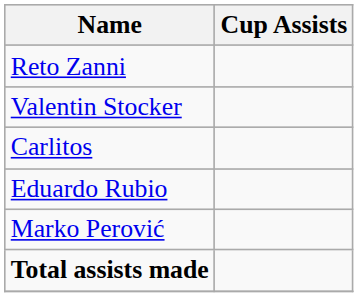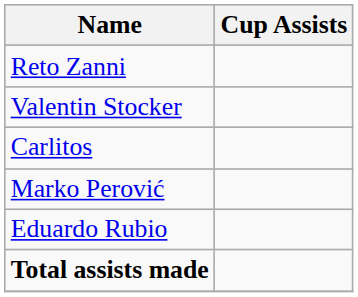rows swapped: (89, 188) <-> (88, 229)
